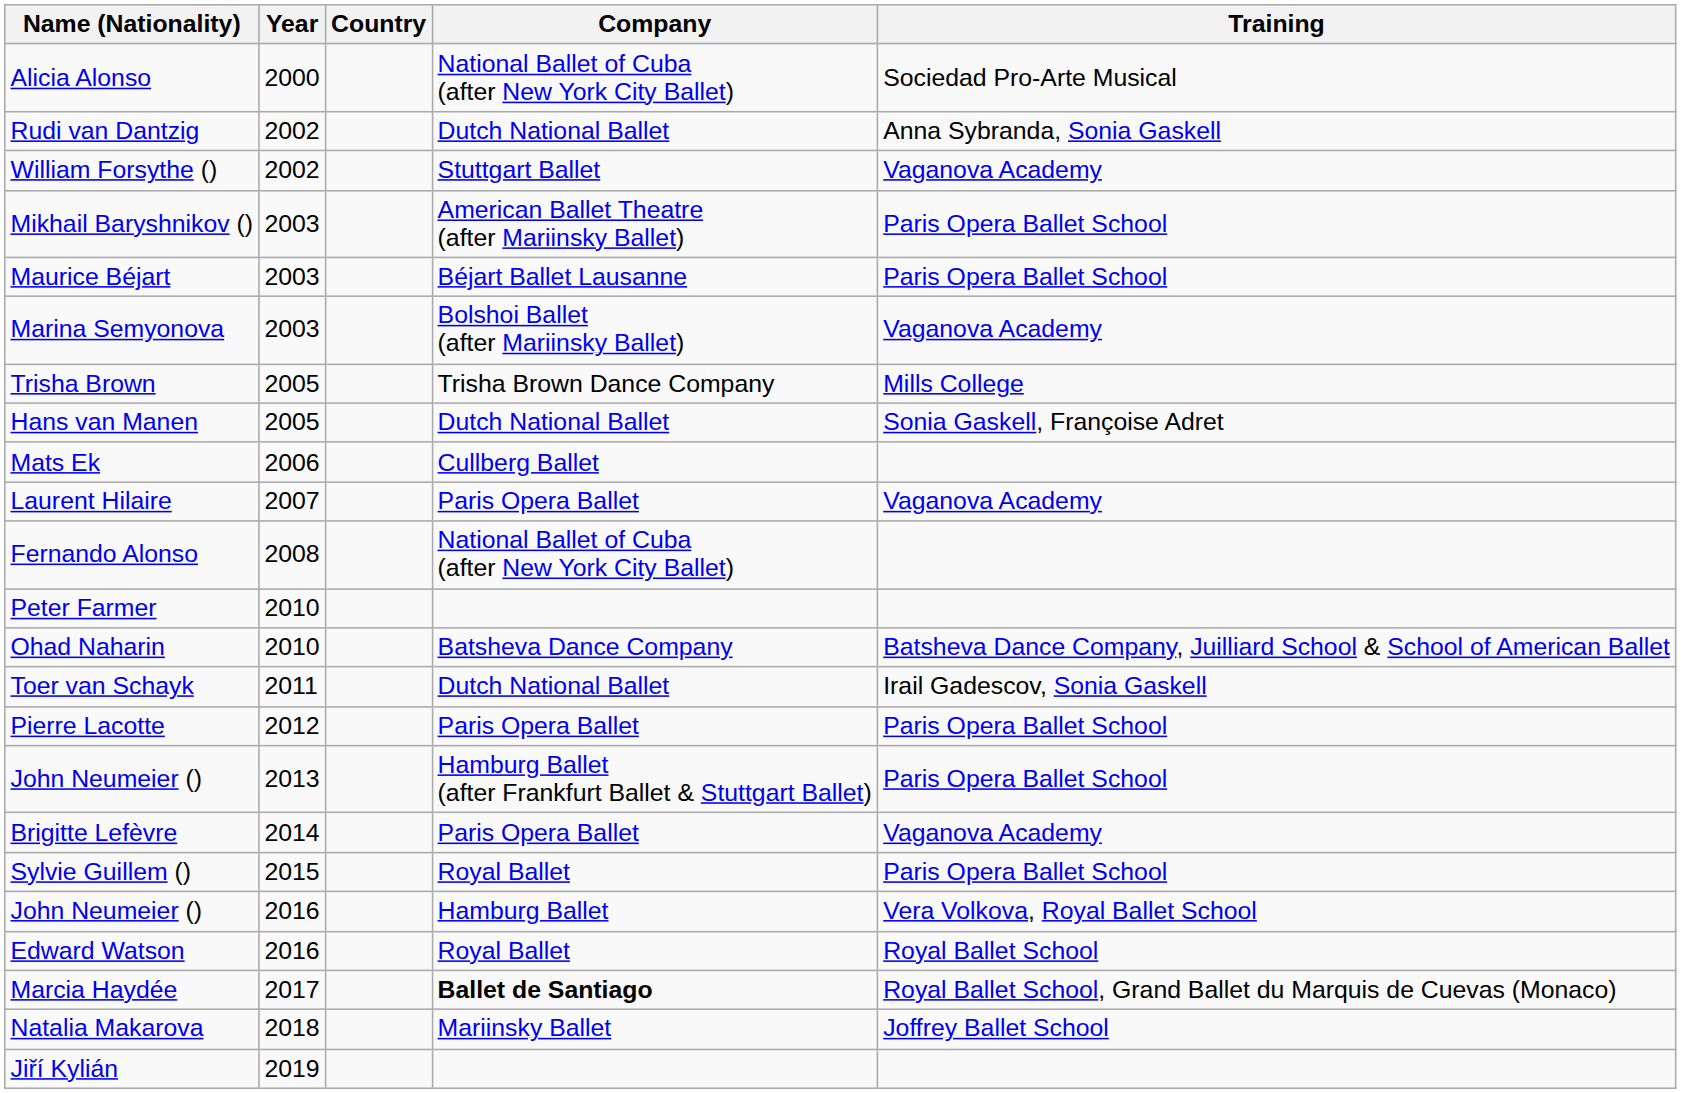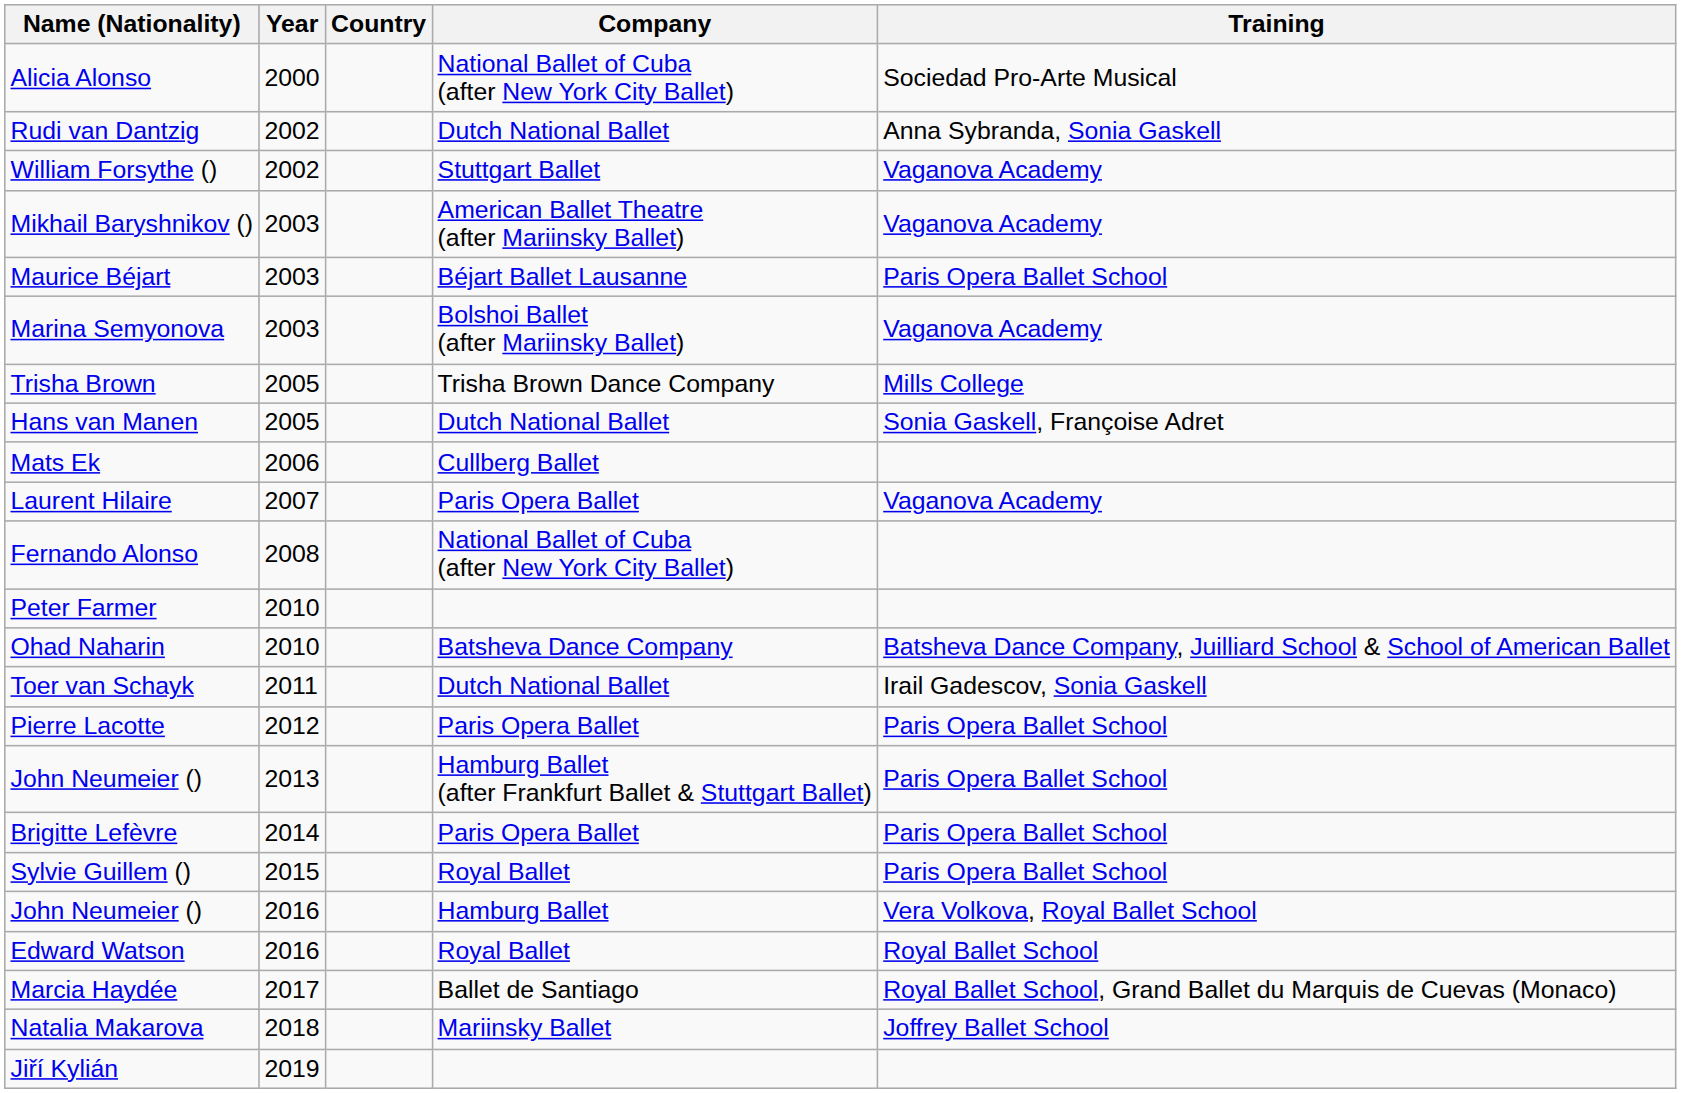(1025, 223) Paris Opera Ballet School -> (993, 223) Vaganova Academy
(993, 832) Vaganova Academy -> (1025, 832) Paris Opera Ballet School
(545, 989) bold -> (538, 989) normal
